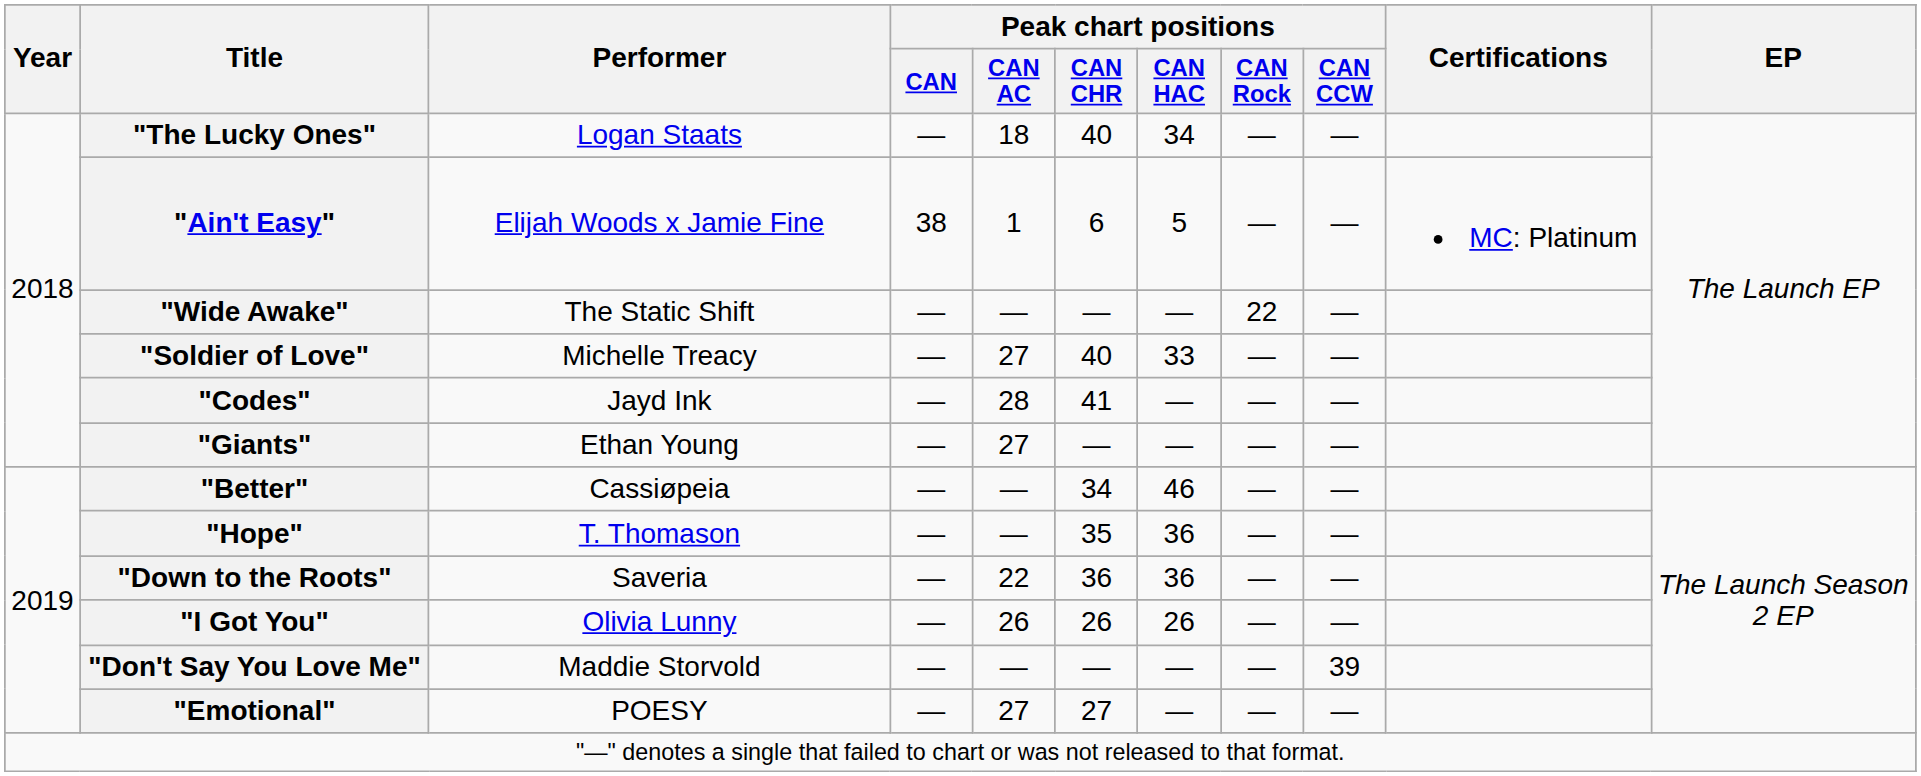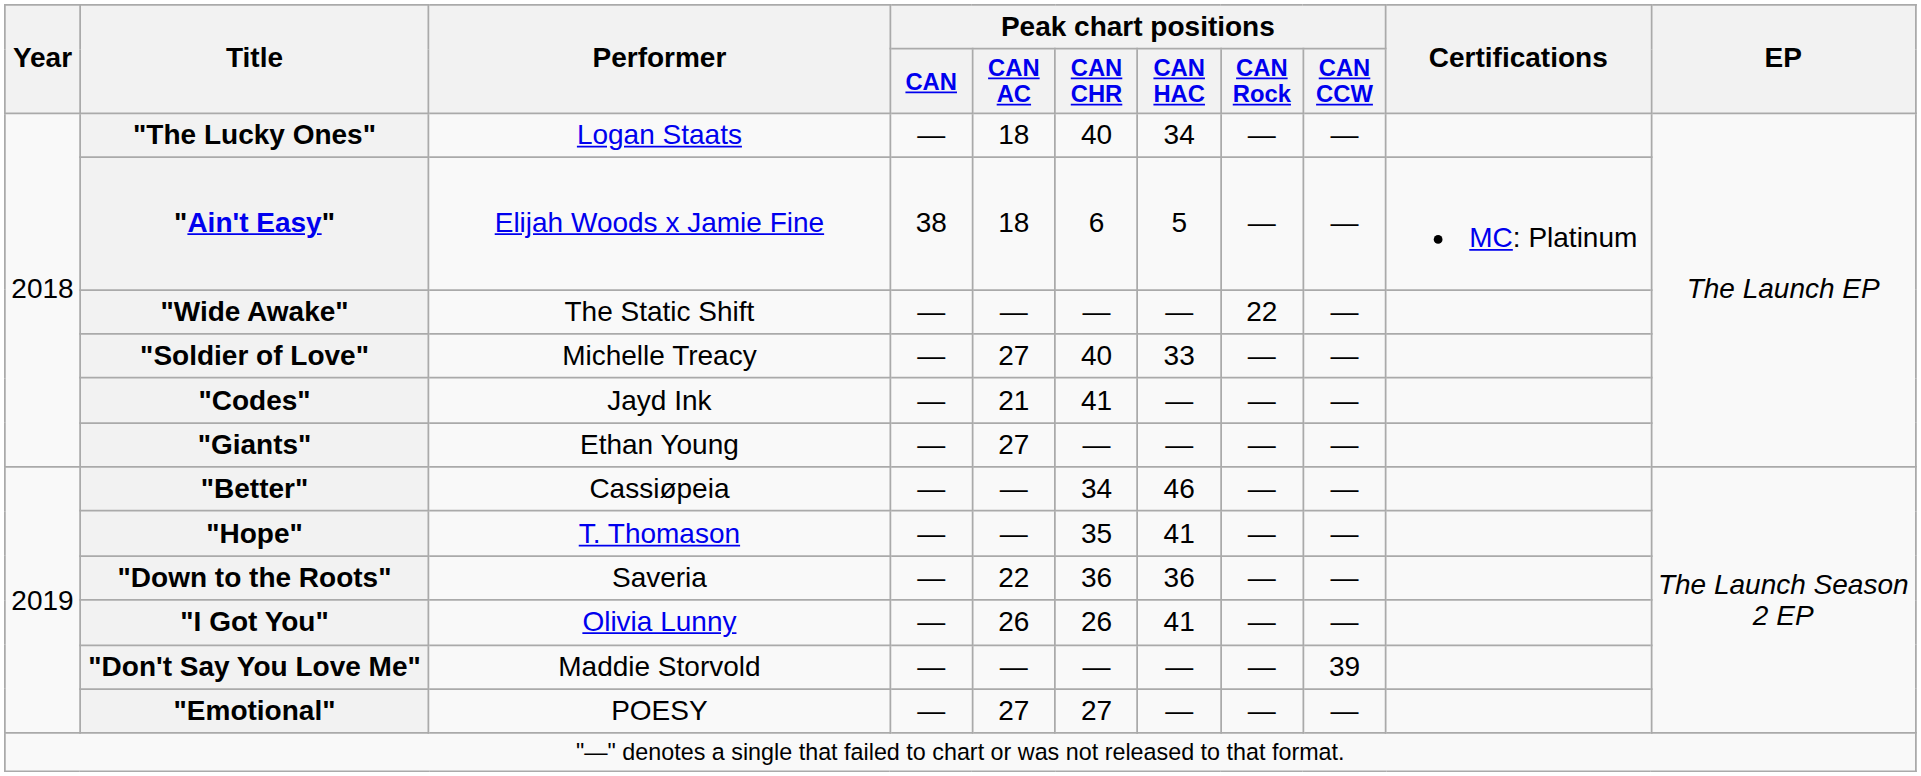(1014, 223) 1 -> (1014, 223) 18
(1014, 400) 28 -> (1014, 400) 21
(1179, 533) 36 -> (1179, 533) 41
(1179, 622) 26 -> (1179, 622) 41
